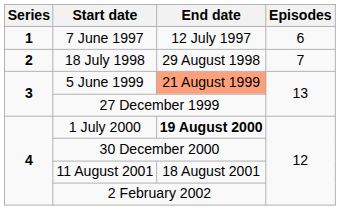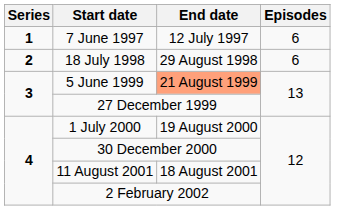(300, 60) 7 -> (295, 60) 6
(211, 127) bold -> (209, 127) normal
